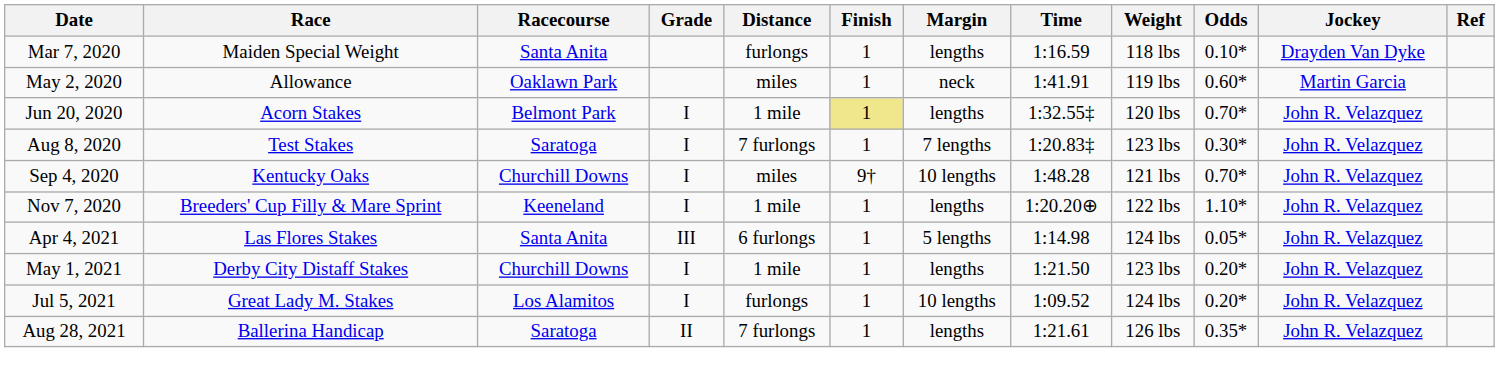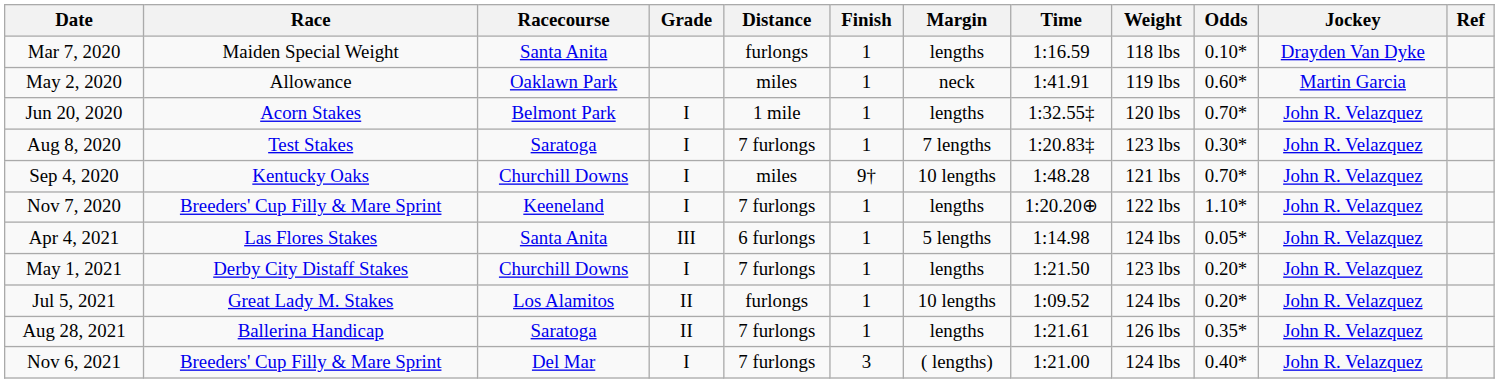(866, 113) khaki background -> (866, 113) no background
(777, 207) 1 mile -> (777, 207) 7 furlongs
(777, 269) 1 mile -> (777, 269) 7 furlongs
(686, 300) I -> (686, 300) II
+ row: (74, 362)
